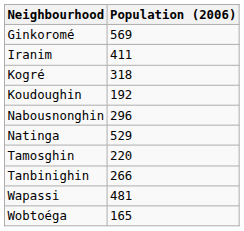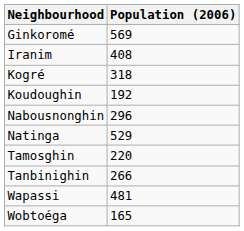(121, 55) 411 -> (121, 55) 408
